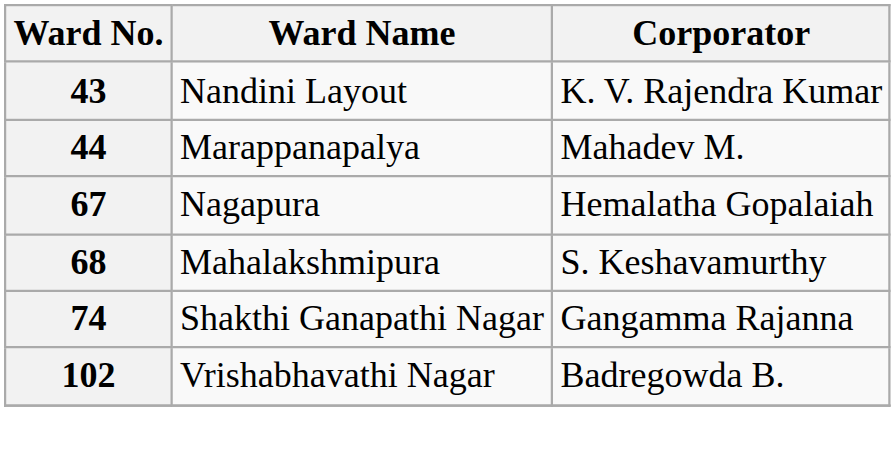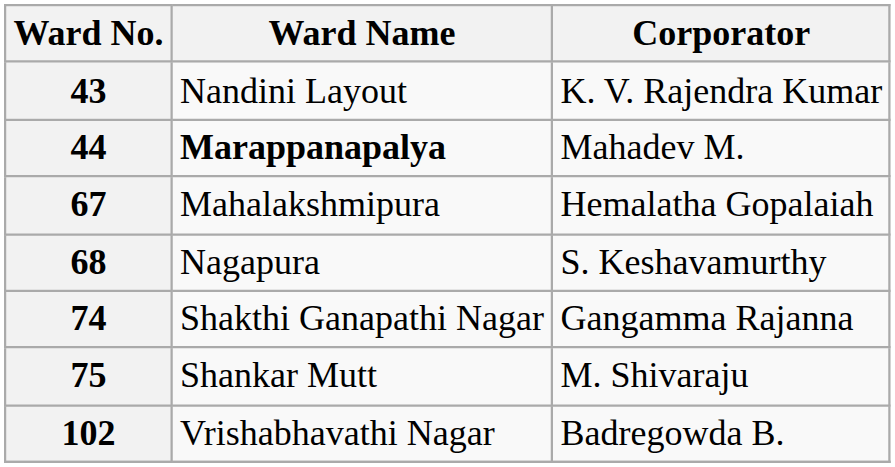(300, 147) normal -> (313, 147) bold
(250, 204) Nagapura -> (310, 204) Mahalakshmipura
(310, 261) Mahalakshmipura -> (250, 261) Nagapura
+ row: (88, 375)
